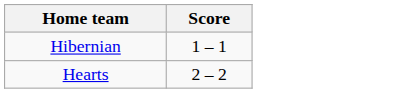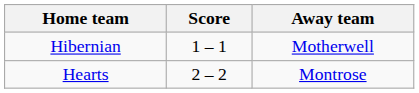+ column: (333, 18)
